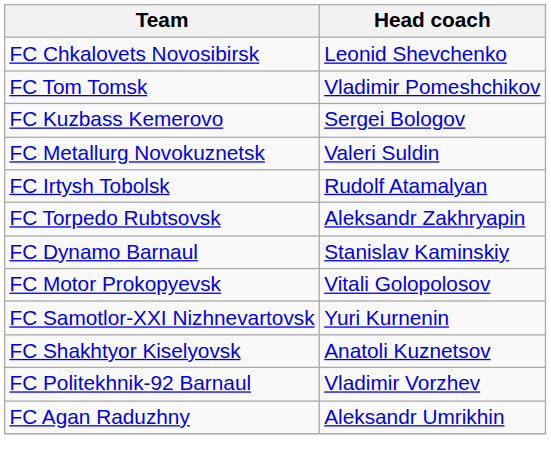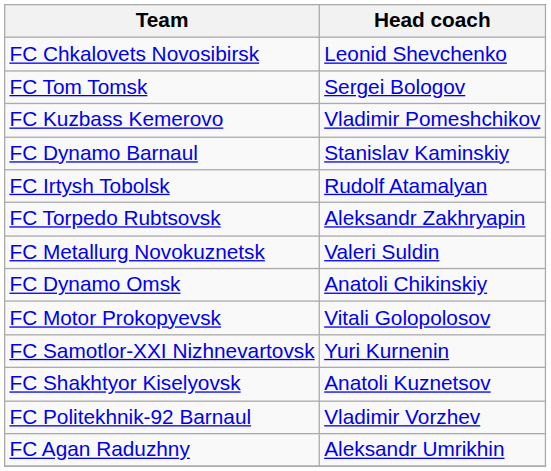(432, 86) Vladimir Pomeshchikov -> (395, 86) Sergei Bologov
(395, 119) Sergei Bologov -> (432, 119) Vladimir Pomeshchikov
rows swapped: (104, 251) <-> (137, 152)
+ row: (95, 284)
